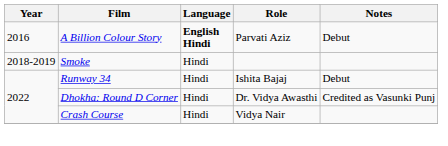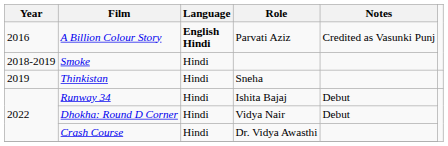(336, 37) Debut -> (379, 37) Credited as Vasunki Punj
+ row: (84, 79)
(276, 97) Dr. Vidya Awasthi -> (260, 114) Vidya Nair
(379, 97) Credited as Vasunki Punj -> (336, 114) Debut
(260, 114) Vidya Nair -> (276, 132) Dr. Vidya Awasthi
